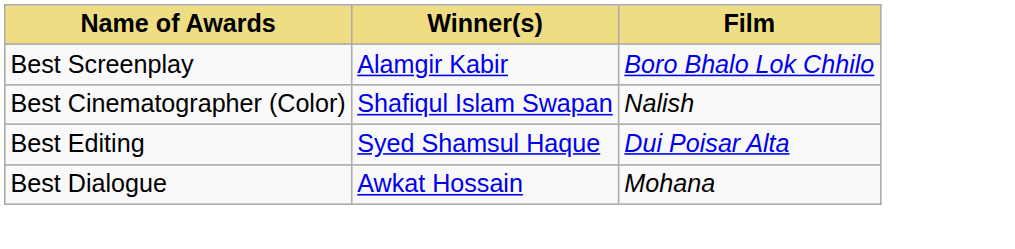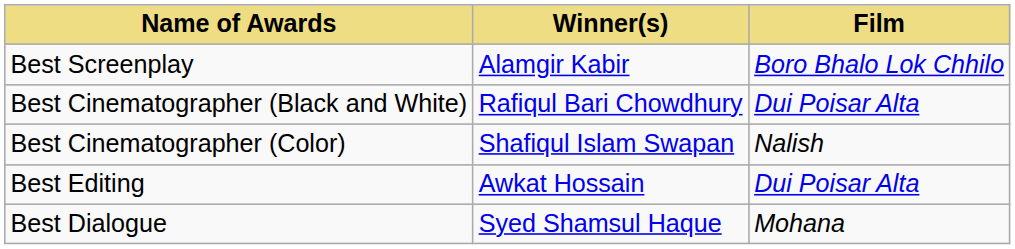+ row: (239, 104)
(479, 143) Syed Shamsul Haque -> (562, 183) Awkat Hossain
(440, 183) Awkat Hossain -> (600, 223) Syed Shamsul Haque
